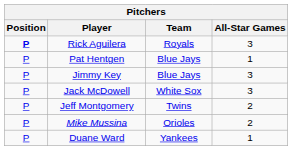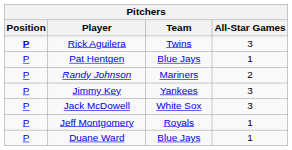(179, 43) Royals -> (179, 43) Twins
+ row: (97, 75)
(179, 75) Blue Jays -> (179, 91) Yankees
(179, 106) Twins -> (179, 122) Royals
(250, 106) 2 -> (250, 122) 1
- row: (97, 122)
(179, 138) Yankees -> (179, 138) Blue Jays
